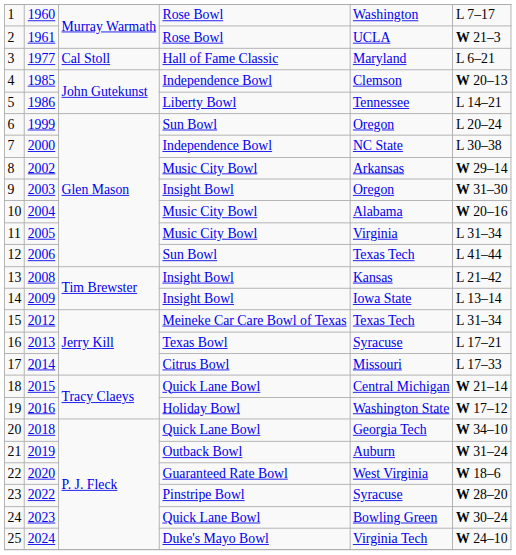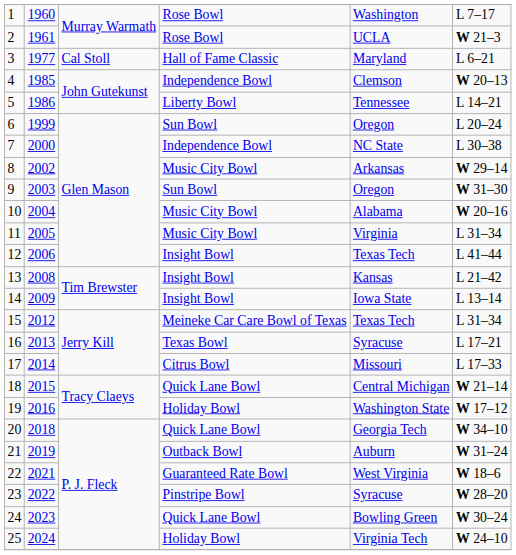(198, 189) Insight Bowl -> (190, 189) Sun Bowl
(190, 255) Sun Bowl -> (198, 255) Insight Bowl
(41, 473) 2020 -> (41, 473) 2021
(216, 539) Duke's Mayo Bowl -> (201, 539) Holiday Bowl
